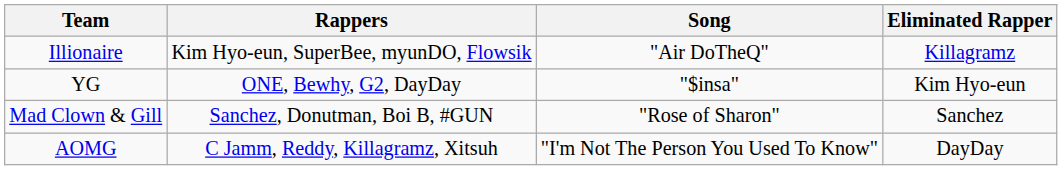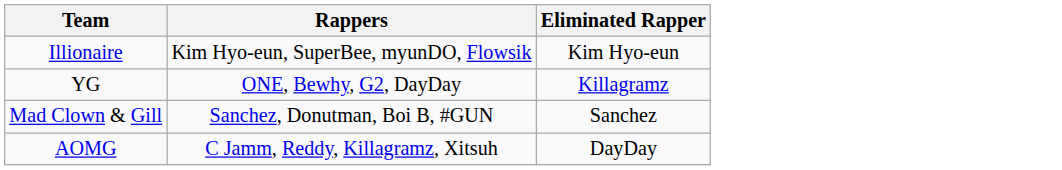- column: (709, 20)
(970, 52) Killagramz -> (623, 52) Kim Hyo-eun
(970, 84) Kim Hyo-eun -> (623, 84) Killagramz
